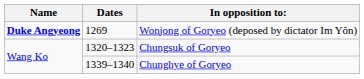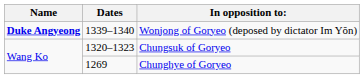(96, 30) 1269 -> (110, 30) 1339–1340
(110, 64) 1339–1340 -> (96, 64) 1269
